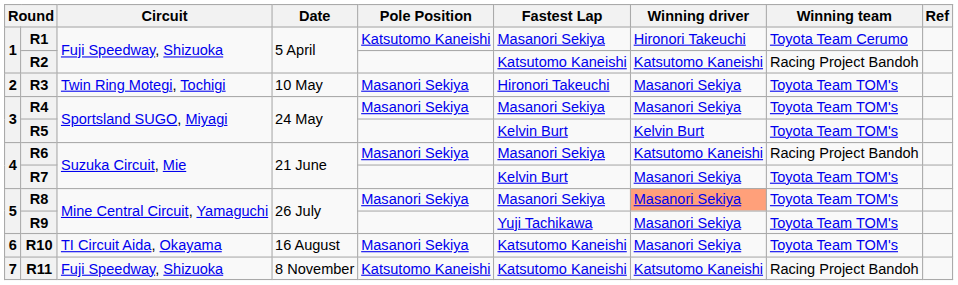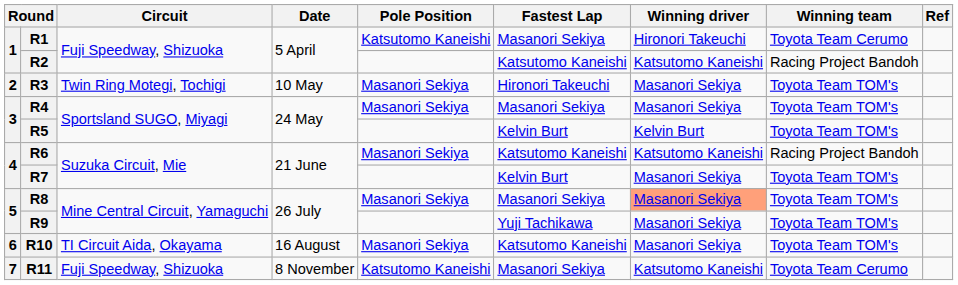(551, 153) Masanori Sekiya -> (562, 153) Katsutomo Kaneishi
(562, 268) Katsutomo Kaneishi -> (551, 268) Masanori Sekiya
(844, 268) Racing Project Bandoh -> (839, 268) Toyota Team Cerumo
